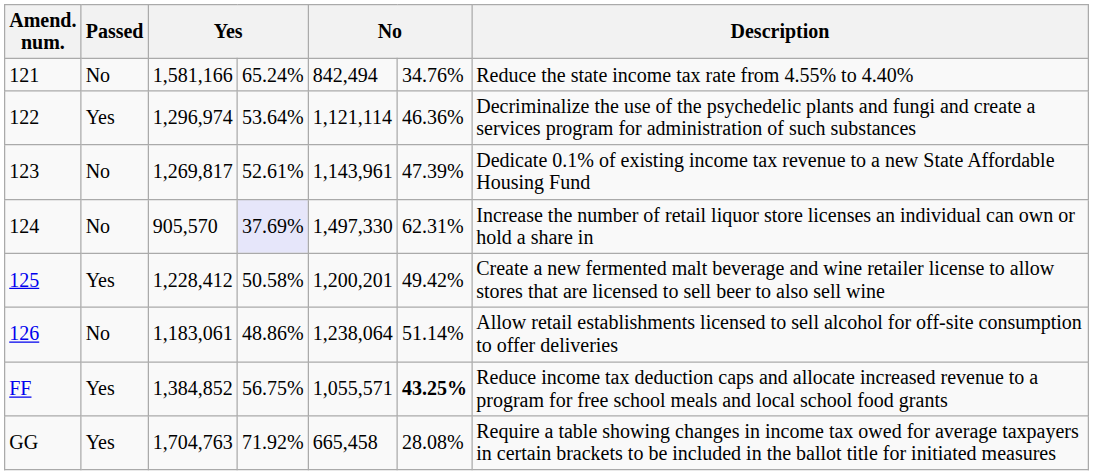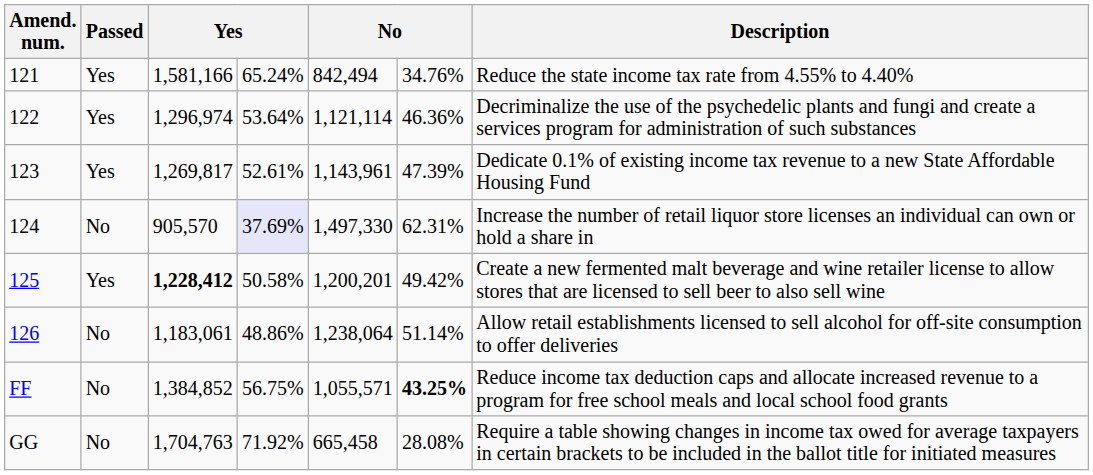(98, 74) No -> (100, 74) Yes
(98, 171) No -> (100, 171) Yes
(193, 280) normal -> (193, 280) bold
(100, 388) Yes -> (98, 388) No
(100, 442) Yes -> (98, 442) No
